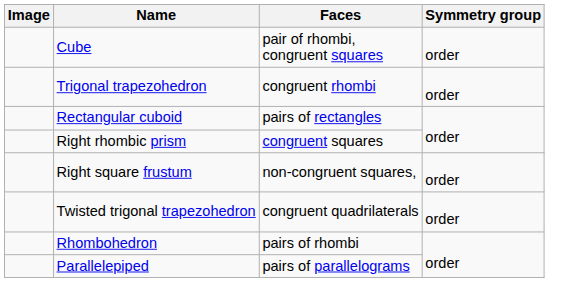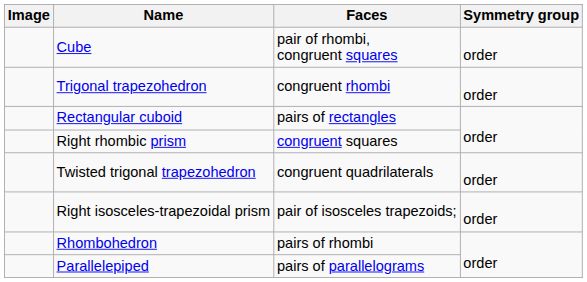- row: (124, 172)
+ row: (163, 211)
